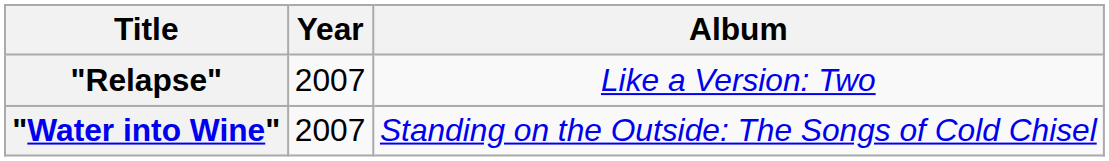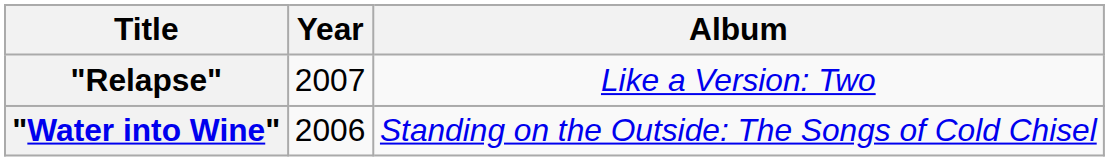(330, 130) 2007 -> (330, 130) 2006
